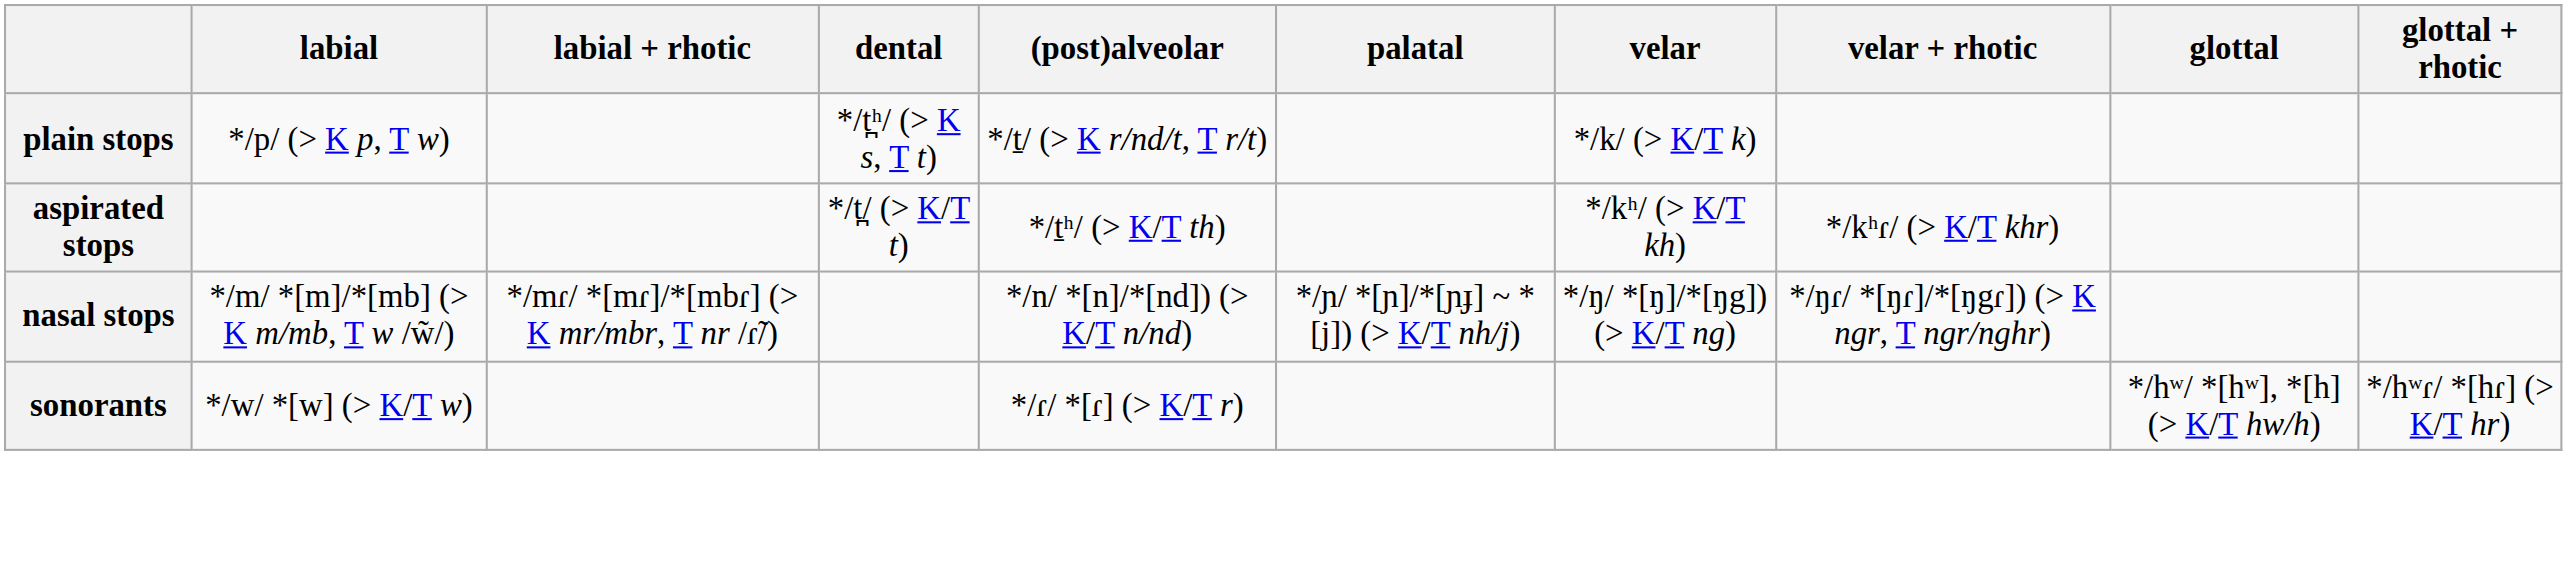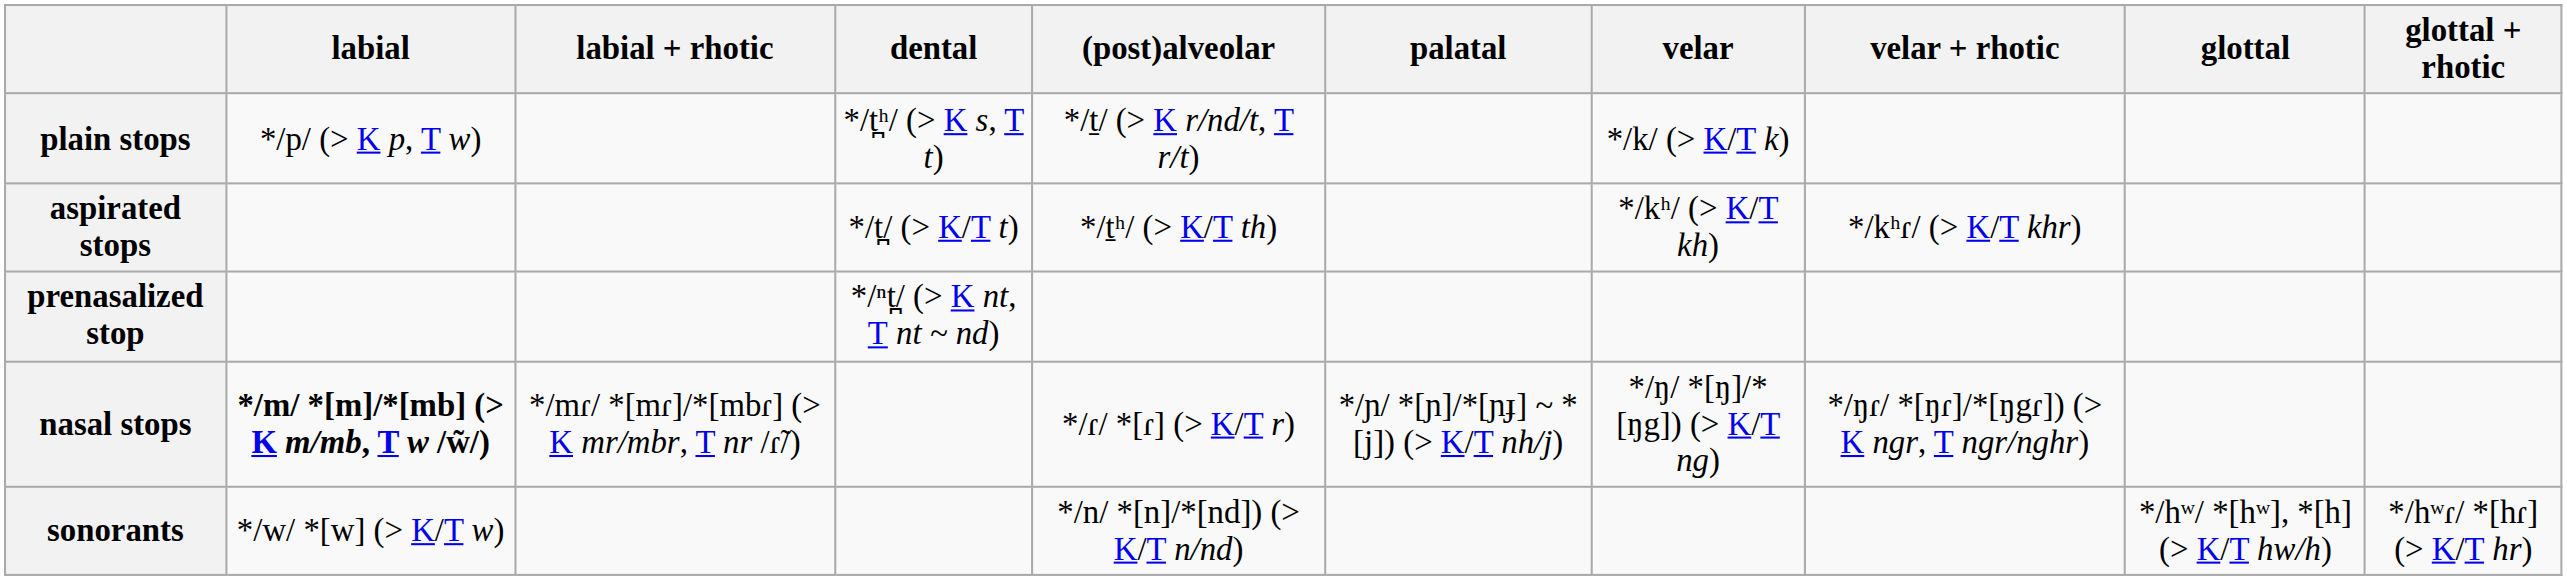+ row: (115, 315)
(339, 315) normal -> (371, 423) bold
(1127, 315) */n/ *[n]/*[nd]) (> K/T n/nd) -> (1179, 423) */ɾ/ *[ɾ] (> K/T r)
(1127, 404) */ɾ/ *[ɾ] (> K/T r) -> (1179, 530) */n/ *[n]/*[nd]) (> K/T n/nd)
